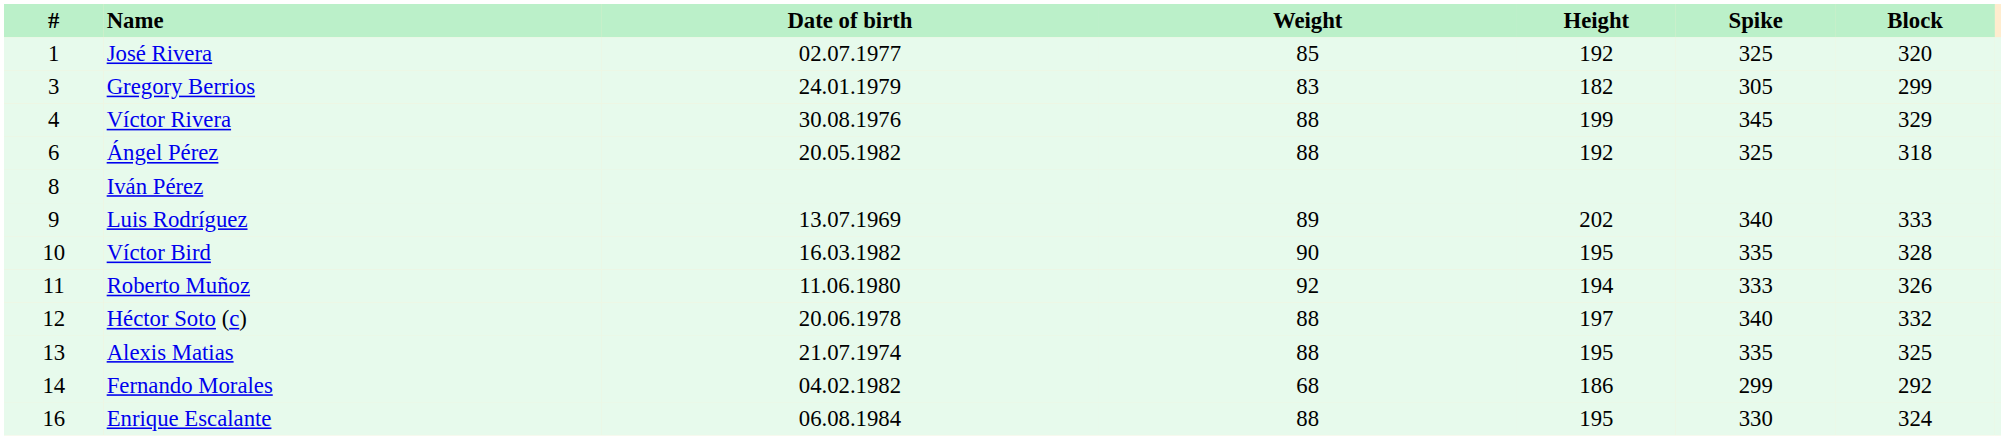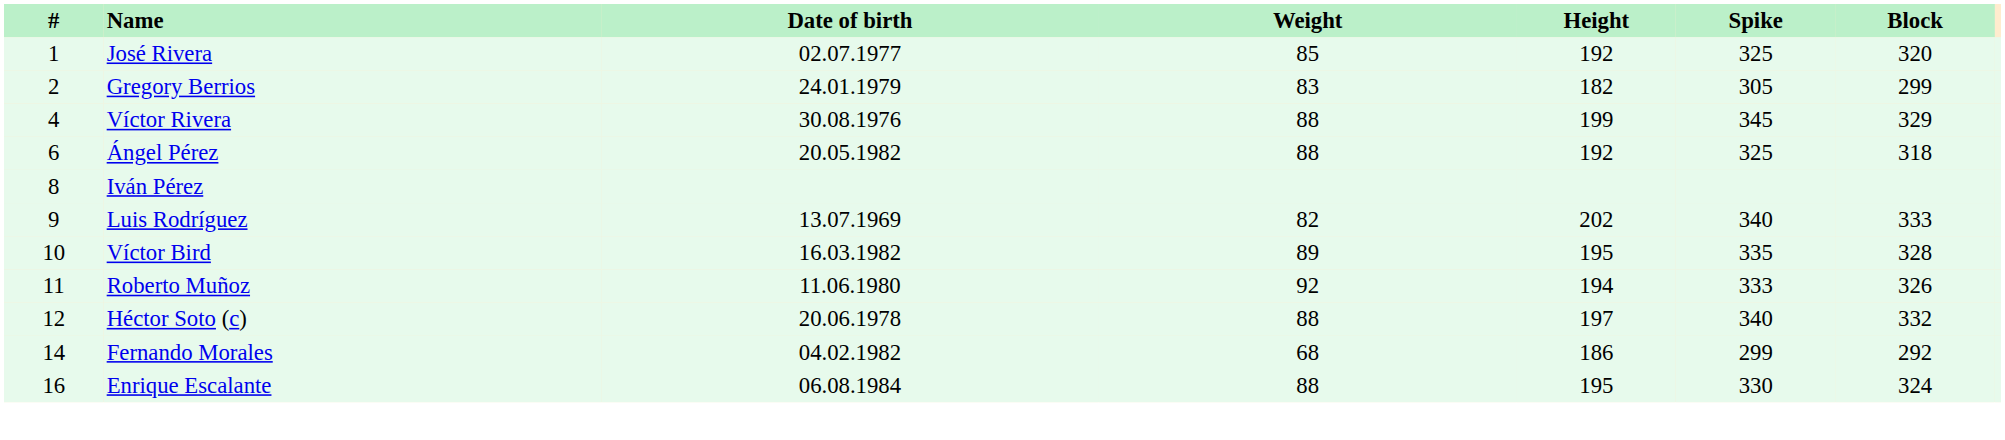(54, 86) 3 -> (54, 86) 2
(1308, 219) 89 -> (1308, 219) 82
(1308, 252) 90 -> (1308, 252) 89
- row: (170, 352)
